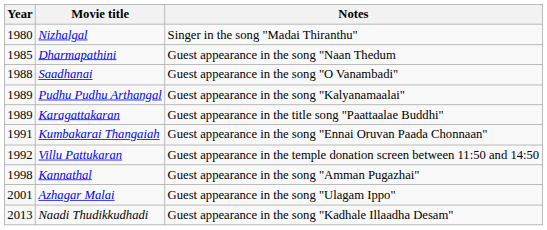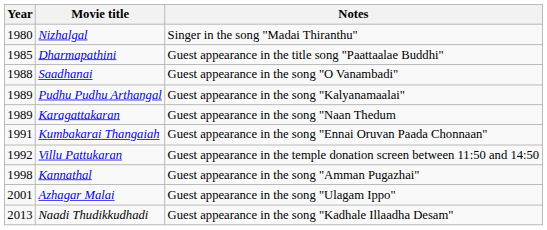(282, 54) Guest appearance in the song "Naan Thedum -> (306, 54) Guest appearance in the title song "Paattaalae Buddhi"
(306, 114) Guest appearance in the title song "Paattaalae Buddhi" -> (282, 114) Guest appearance in the song "Naan Thedum
